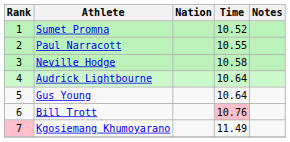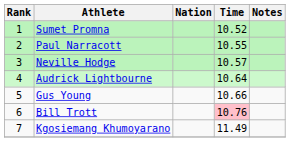(232, 62) 10.58 -> (232, 62) 10.57
(232, 95) 10.64 -> (232, 95) 10.66
(19, 128) pink background -> (19, 128) no background
